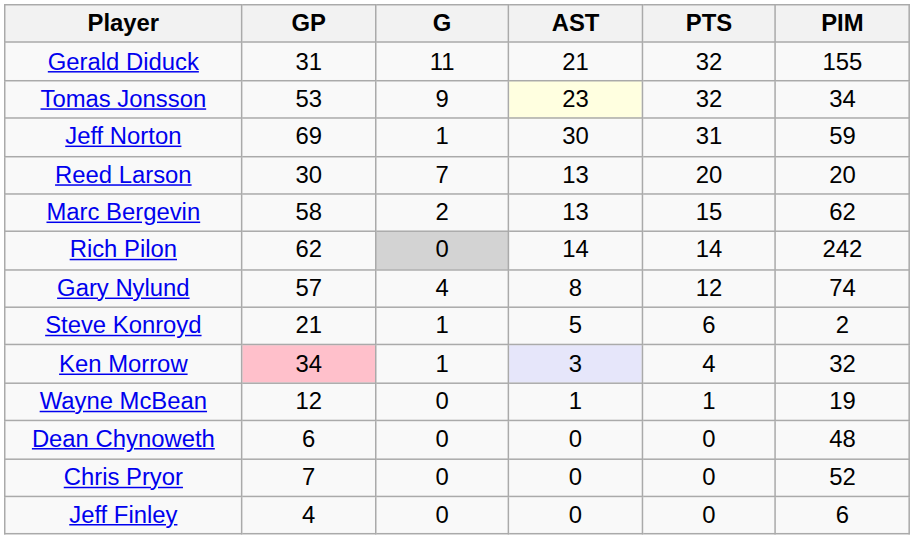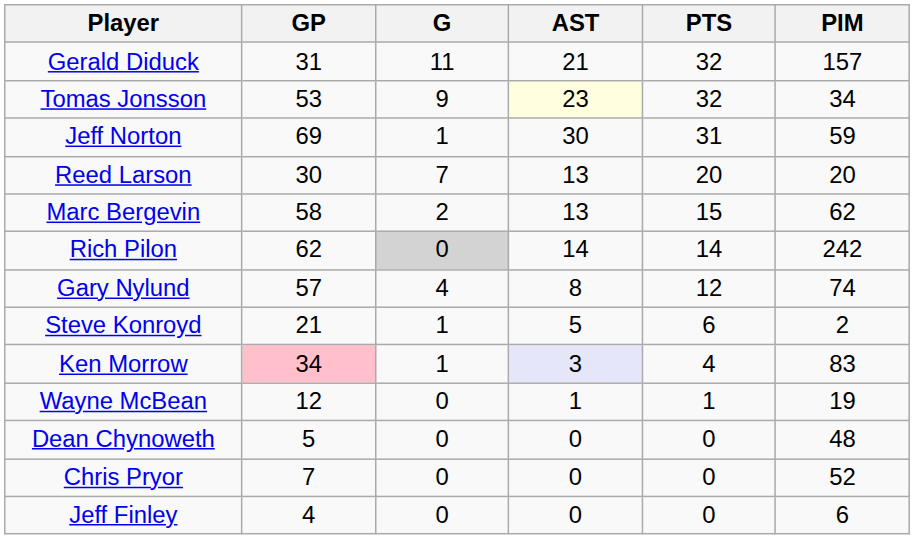(842, 61) 155 -> (842, 61) 157
(842, 363) 32 -> (842, 363) 83
(309, 439) 6 -> (309, 439) 5
